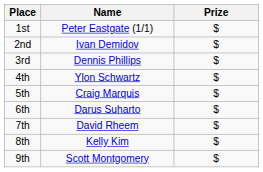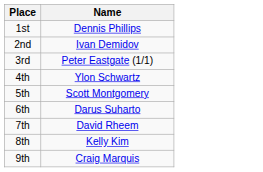- column: (216, 12)
(107, 28) Peter Eastgate (1/1) -> (107, 28) Dennis Phillips
(107, 61) Dennis Phillips -> (107, 61) Peter Eastgate (1/1)
(107, 93) Craig Marquis -> (107, 93) Scott Montgomery
(107, 158) Scott Montgomery -> (107, 158) Craig Marquis
